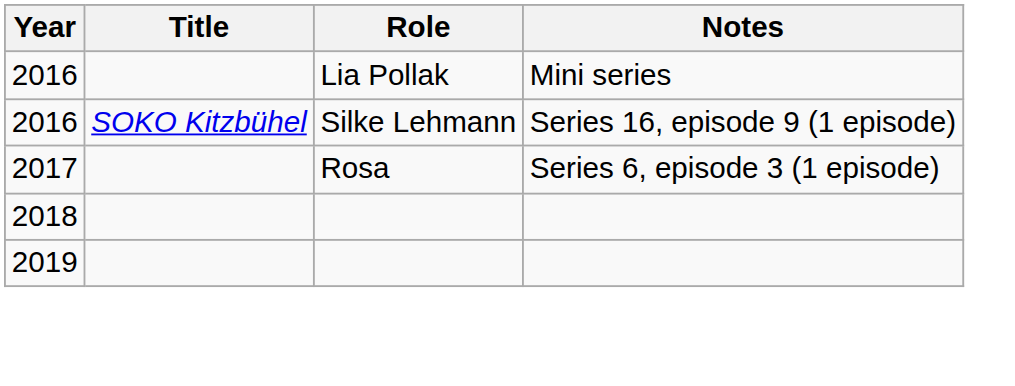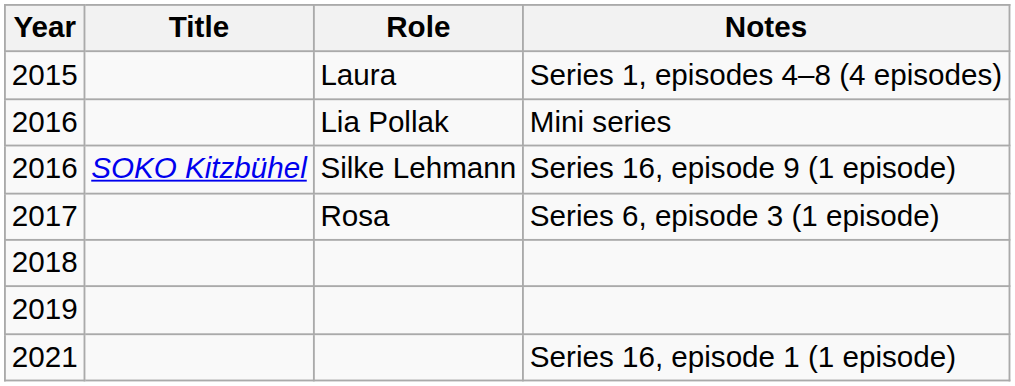+ row: (45, 74)
+ row: (45, 356)
